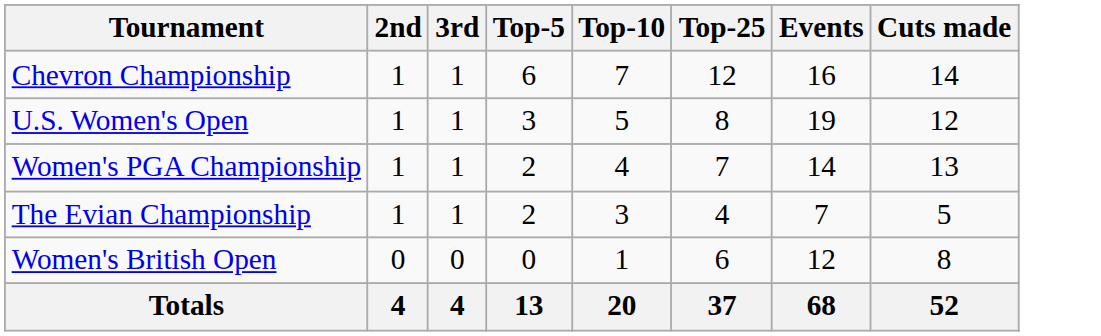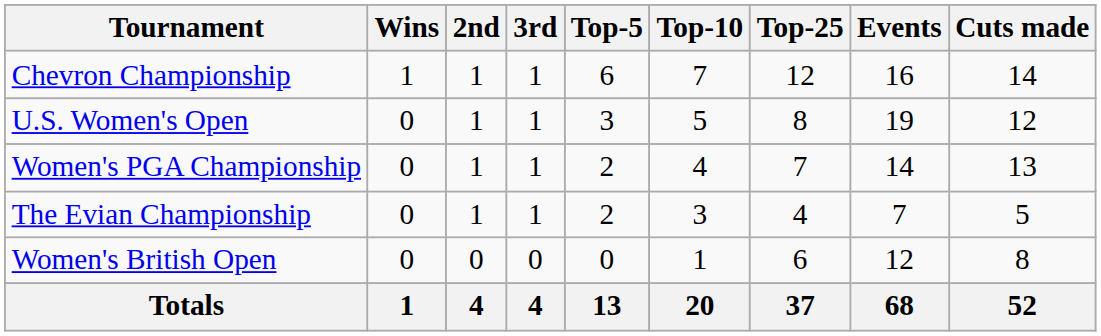+ column: (407, 27)
